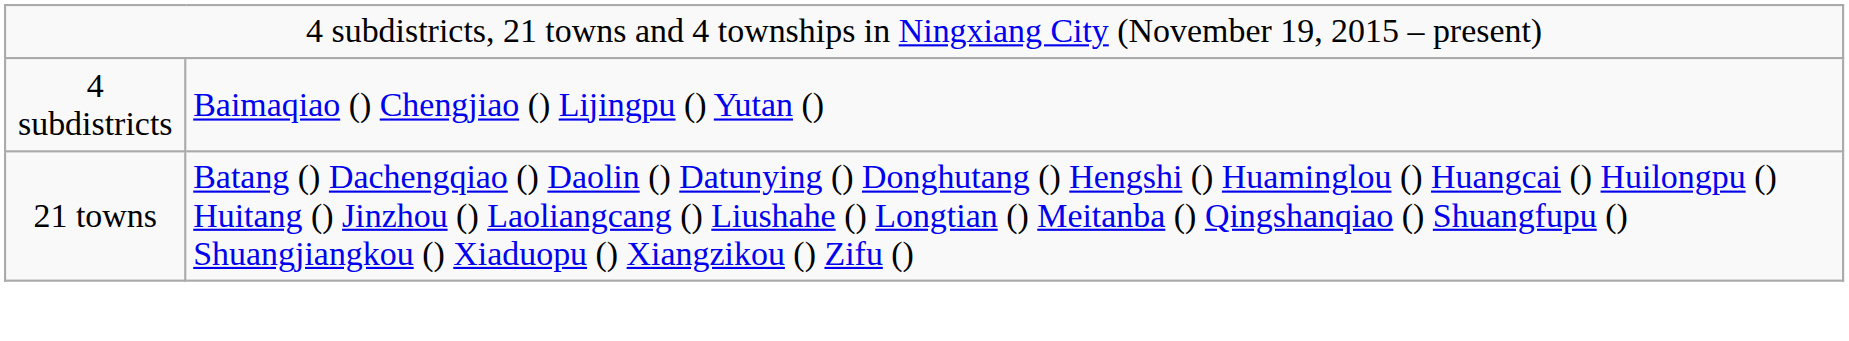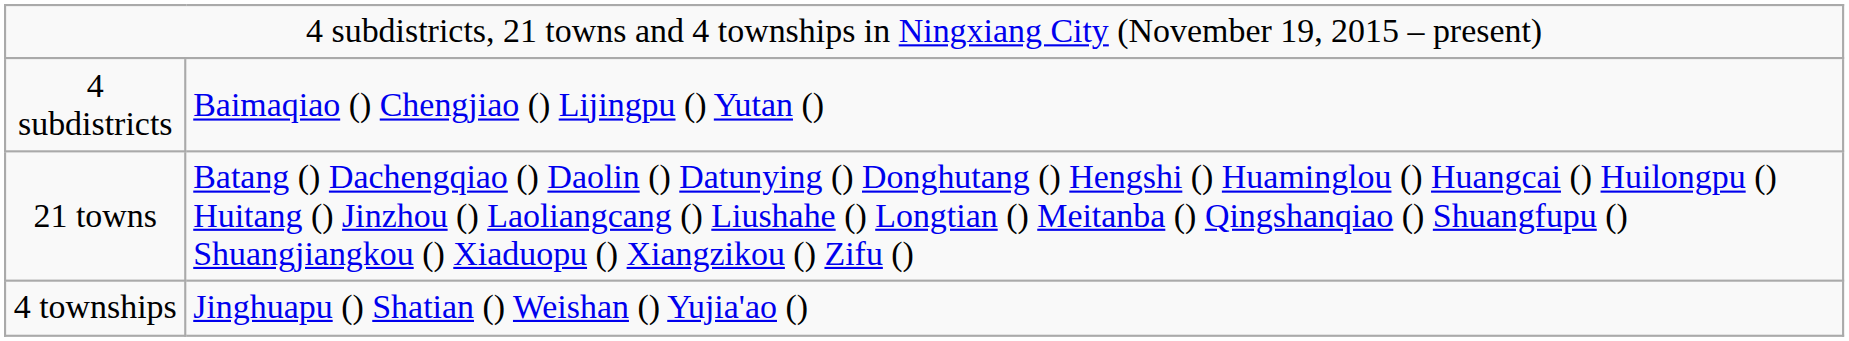+ row: (95, 307)
